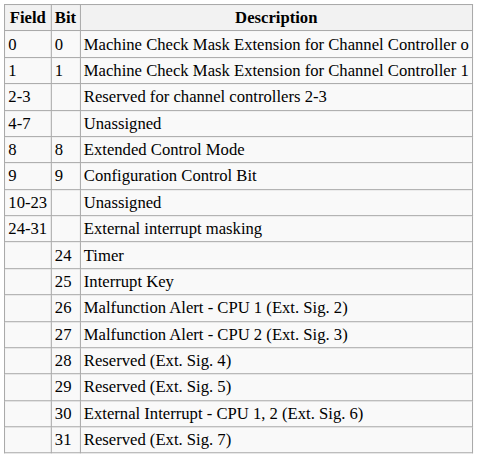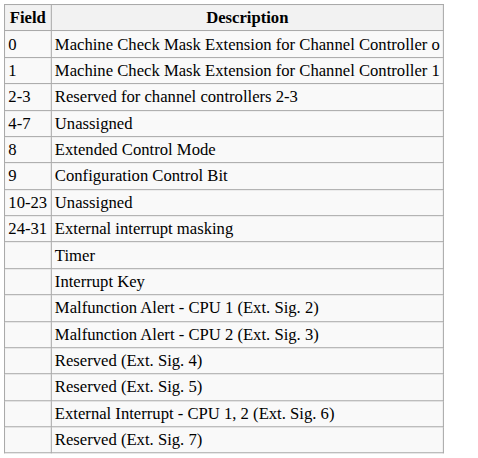- column: (65, 17)
